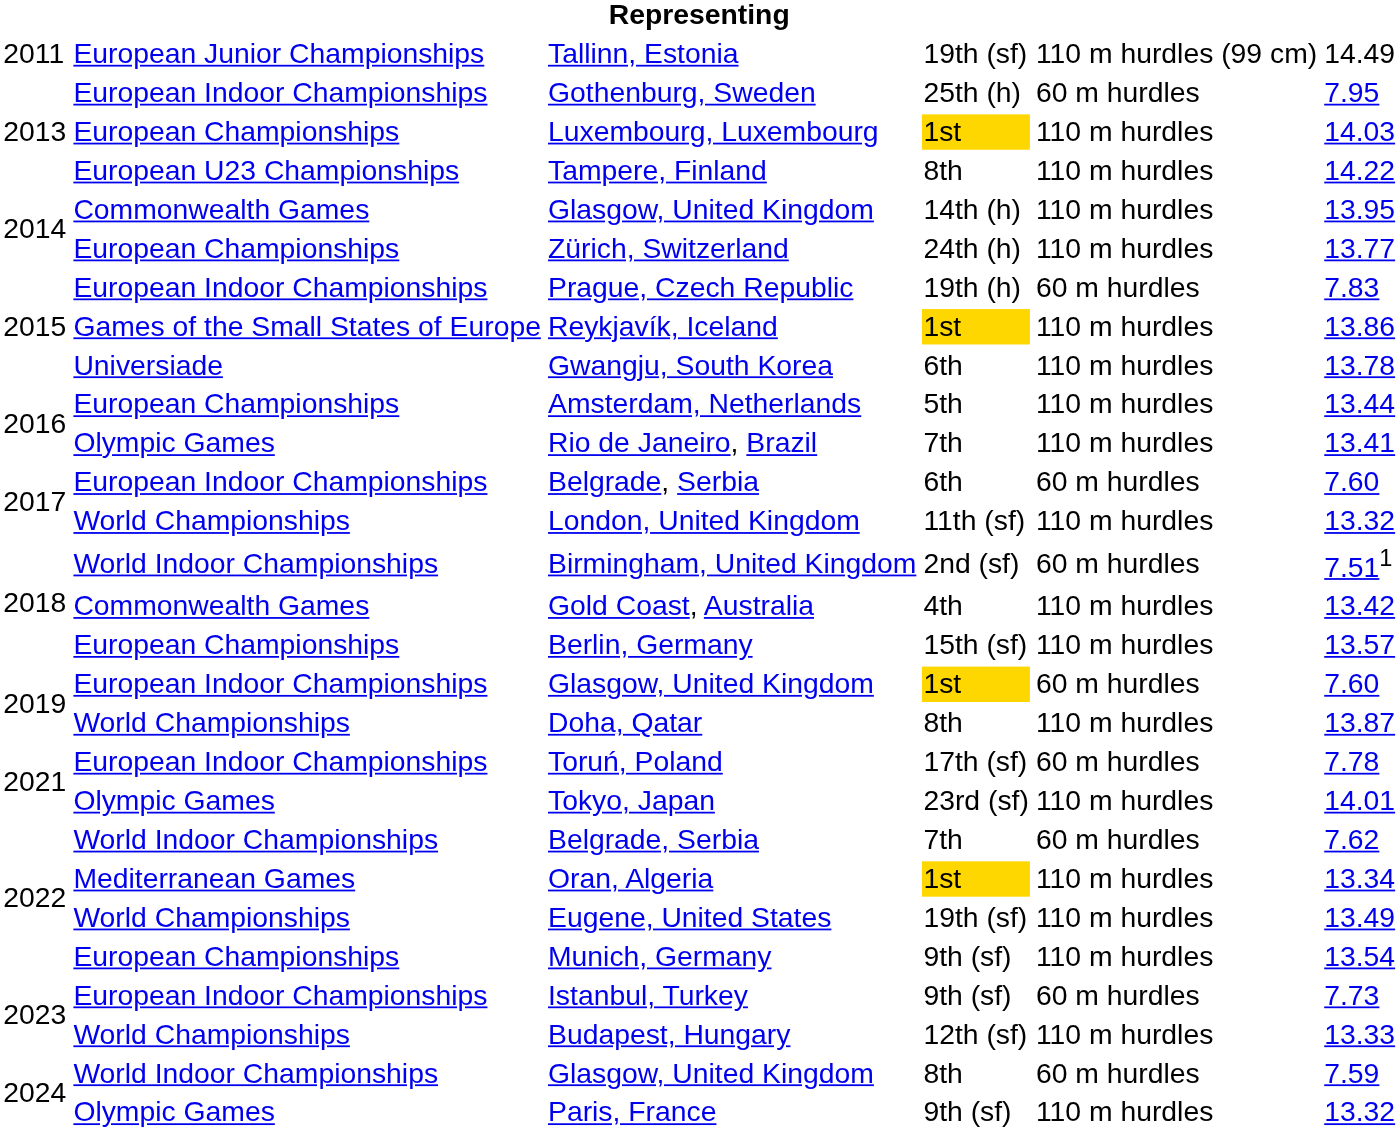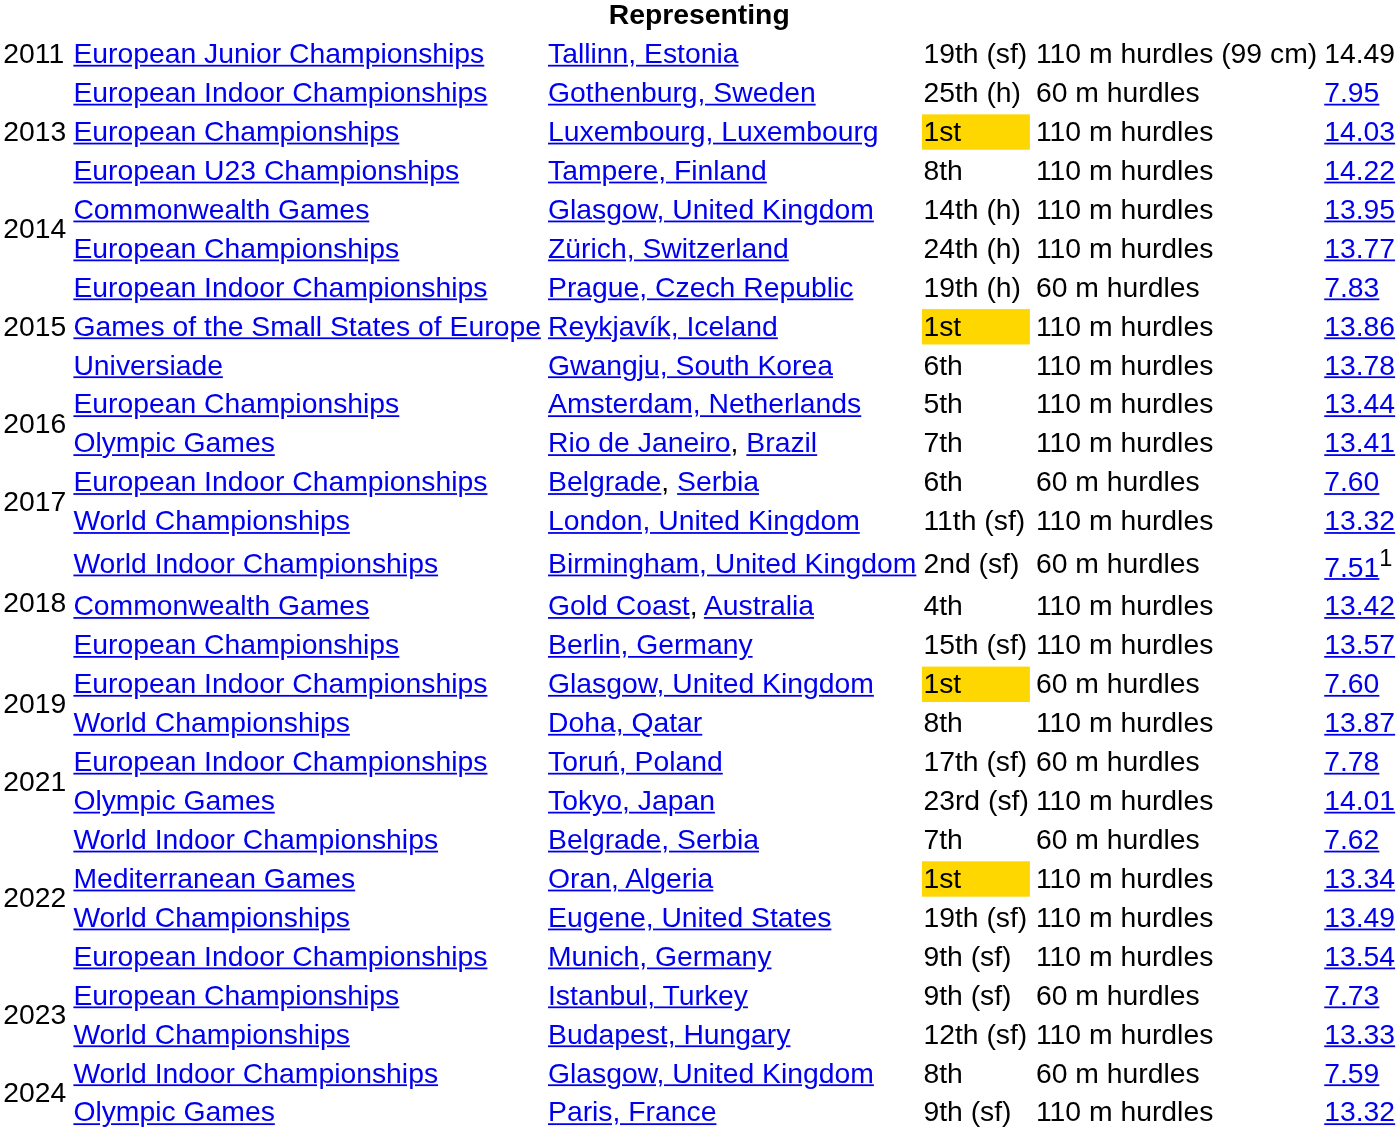(236, 957) European Championships -> (280, 957) European Indoor Championships
(280, 996) European Indoor Championships -> (236, 996) European Championships
